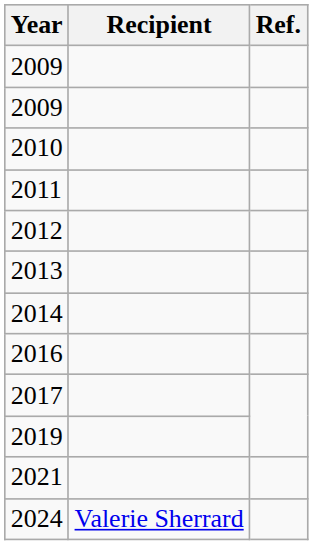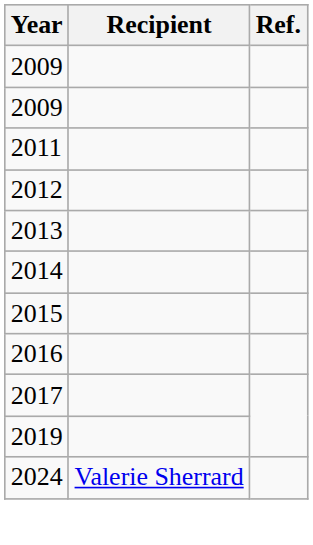- row: (37, 148)
+ row: (37, 312)
- row: (37, 477)
